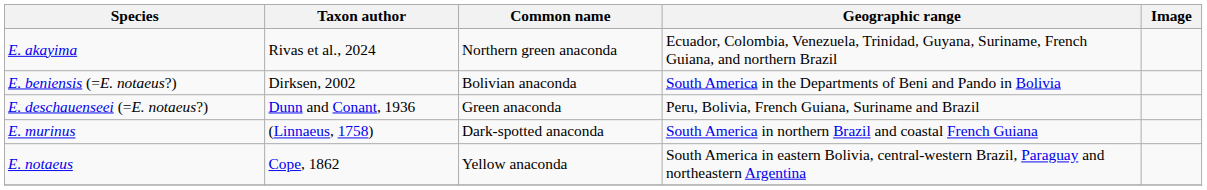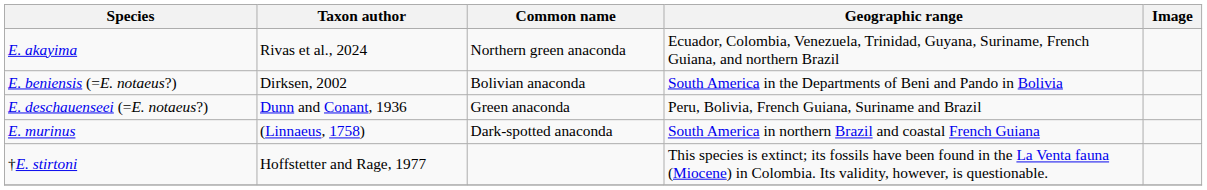- row: (40, 164)
+ row: (43, 164)
